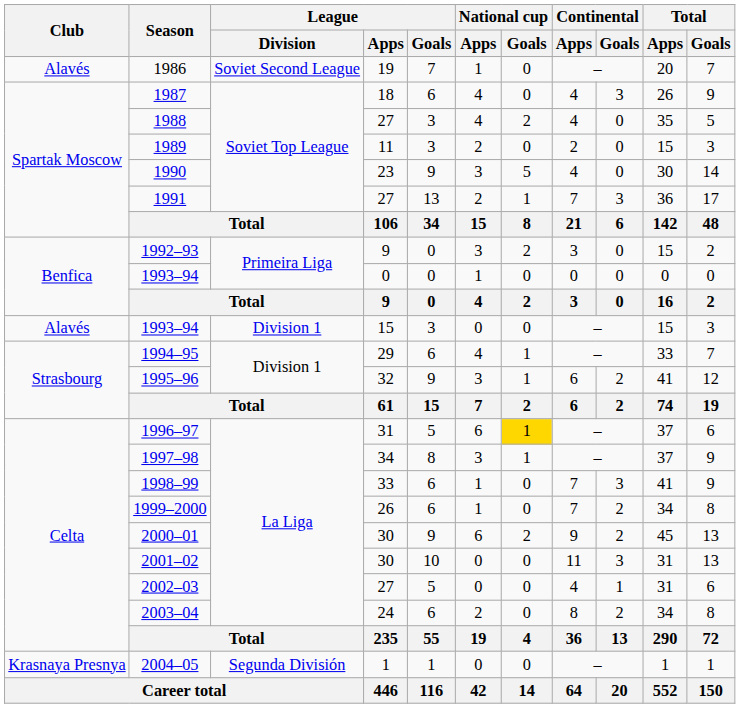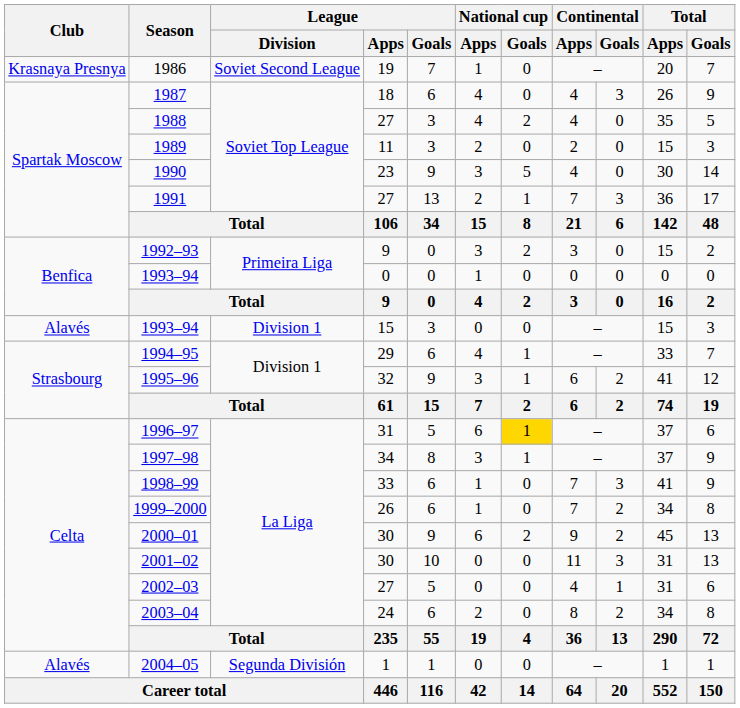(67, 69) Alavés -> (67, 69) Krasnaya Presnya
(67, 664) Krasnaya Presnya -> (67, 664) Alavés
